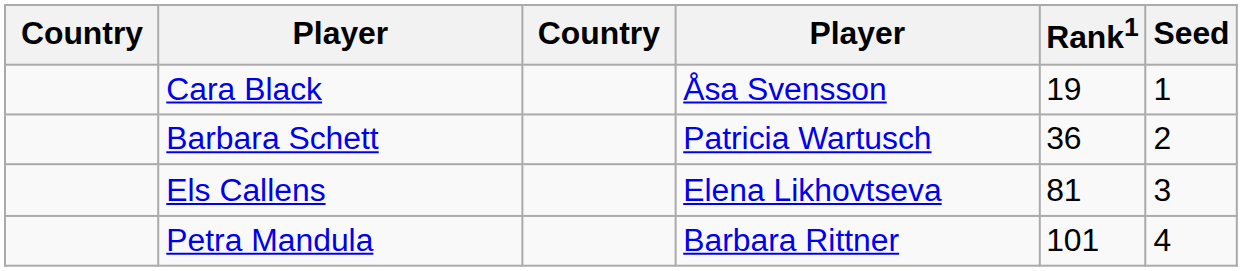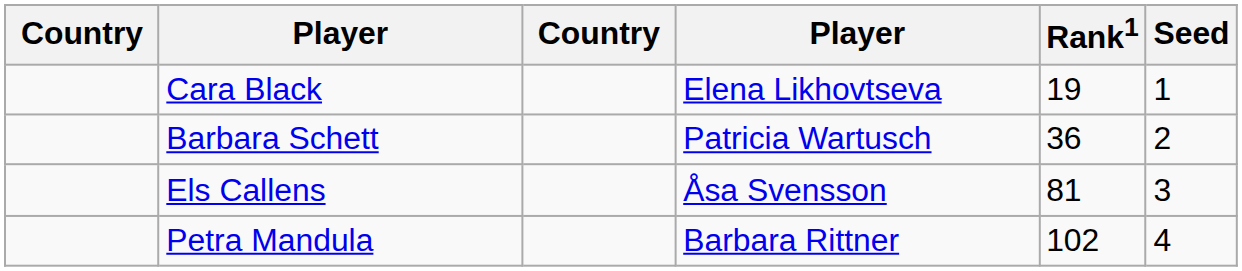(785, 88) Åsa Svensson -> (812, 88) Elena Likhovtseva
(812, 189) Elena Likhovtseva -> (785, 189) Åsa Svensson
(1073, 240) 101 -> (1073, 240) 102
